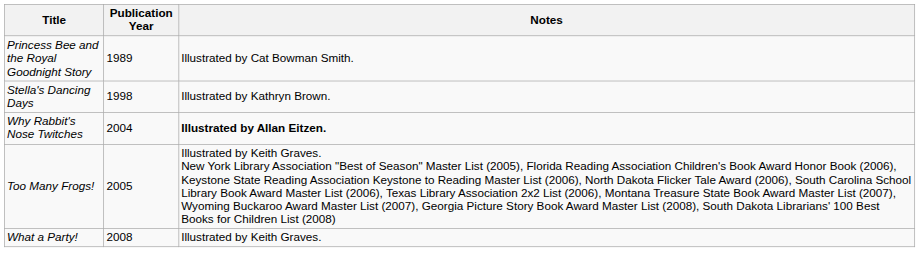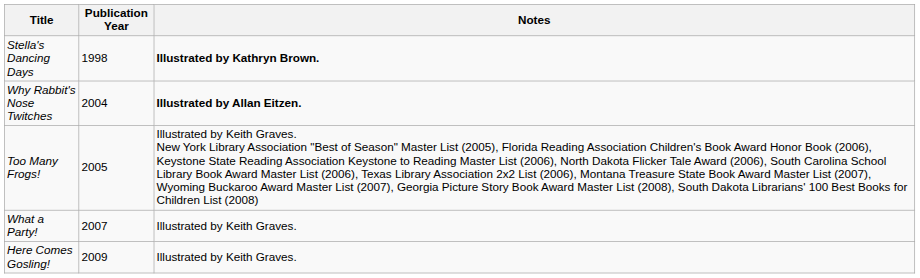- row: (53, 58)
(256, 96) normal -> (238, 58) bold
(120, 237) 2008 -> (95, 225) 2007
+ row: (40, 257)
